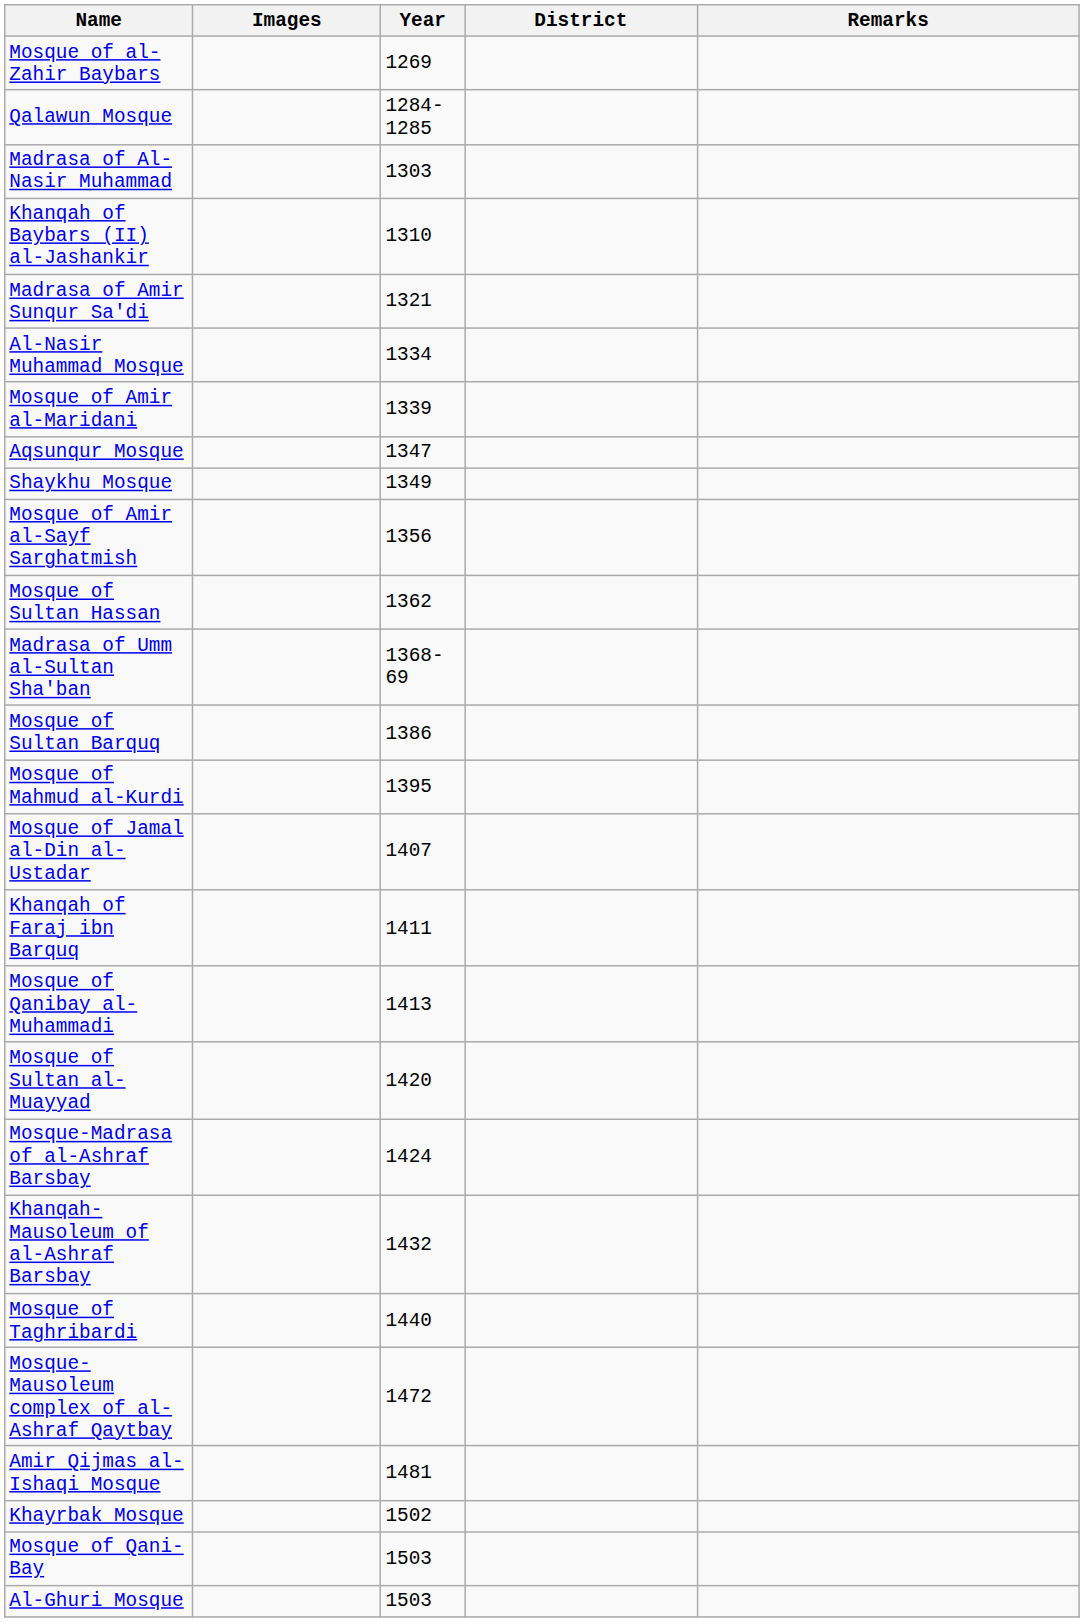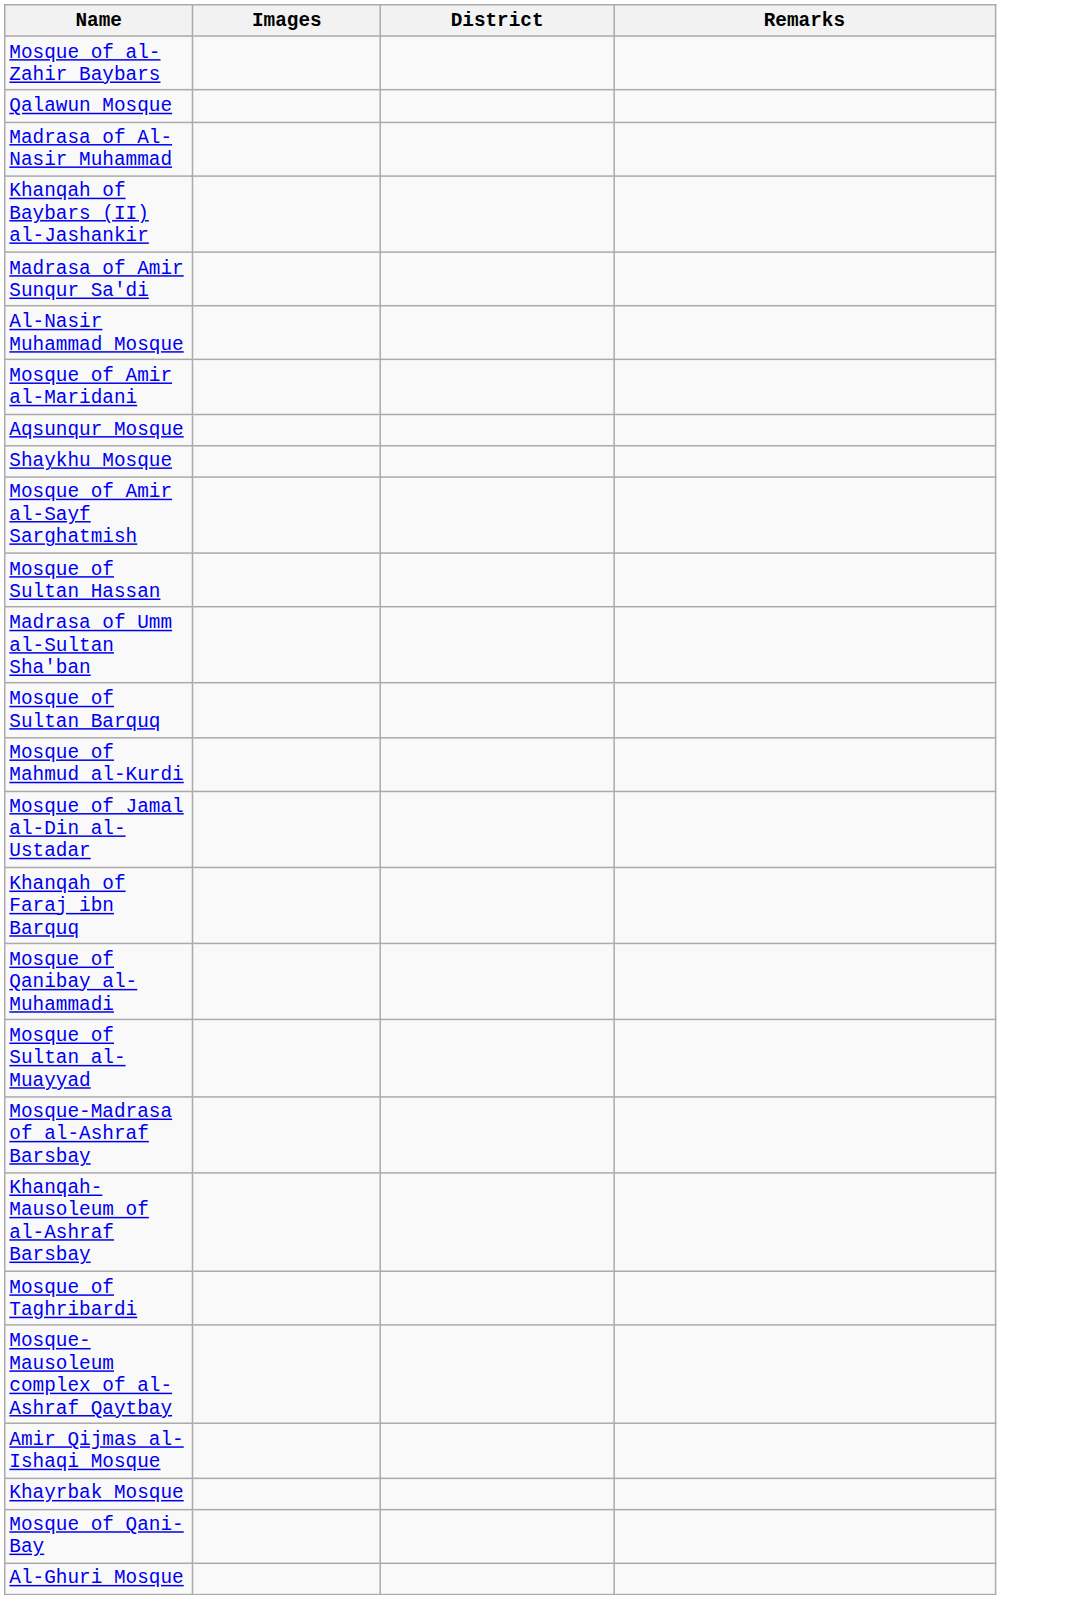- column: (423, 21)
